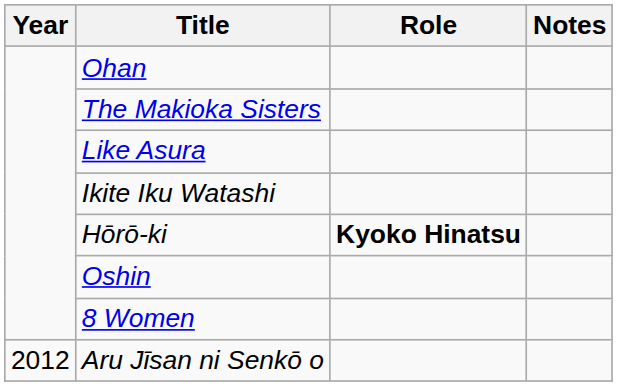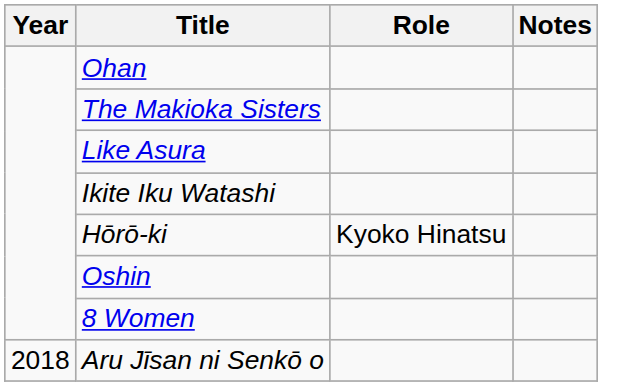(429, 234) bold -> (421, 234) normal
(40, 360) 2012 -> (40, 360) 2018
